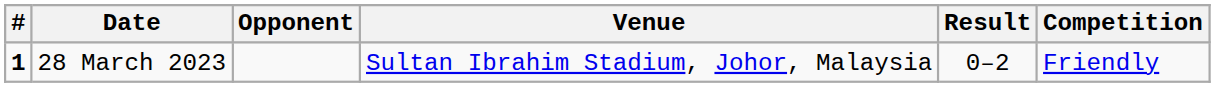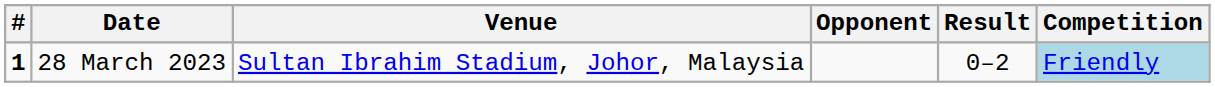columns swapped: (649, 24) <-> (296, 24)
(1101, 62) no background -> (1101, 62) lightblue background
